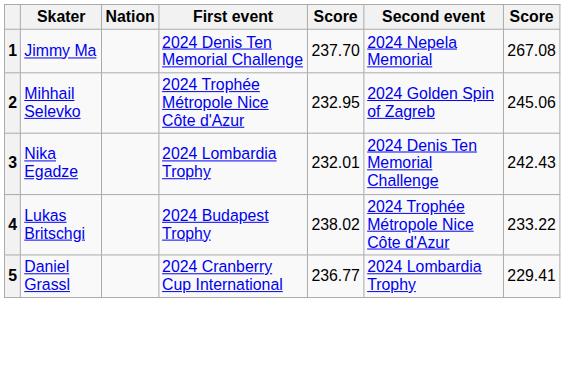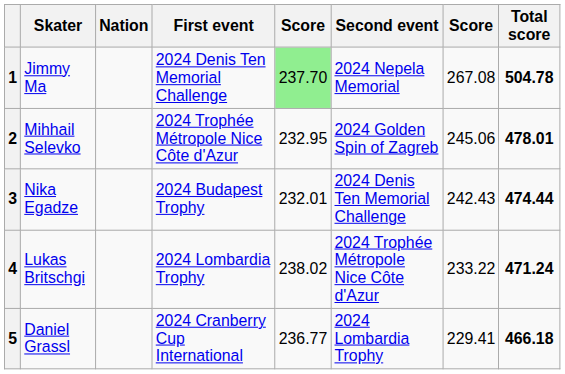+ column: (529, 25)
(336, 51) no background -> (303, 77) lightgreen background
(219, 163) 2024 Lombardia Trophy -> (209, 199) 2024 Budapest Trophy
(215, 224) 2024 Budapest Trophy -> (213, 269) 2024 Lombardia Trophy
